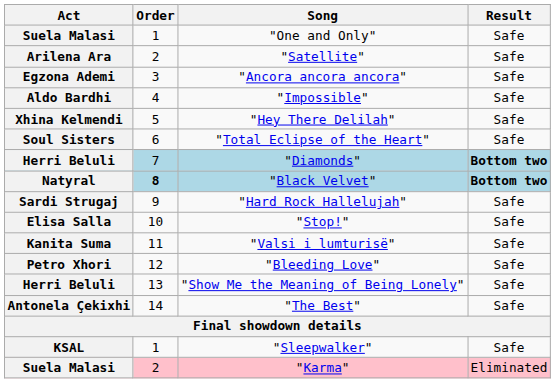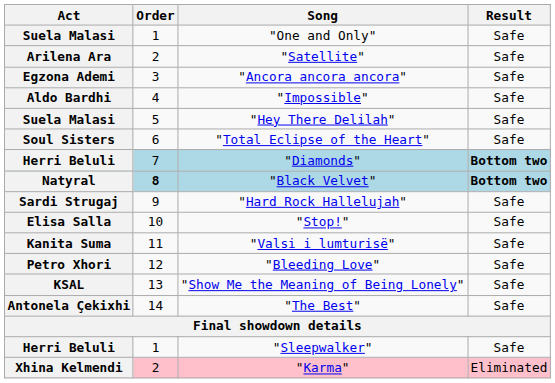(69, 119) Xhina Kelmendi -> (69, 119) Suela Malasi
(69, 285) Herri Beluli -> (69, 285) KSAL
(69, 347) KSAL -> (69, 347) Herri Beluli
(69, 368) Suela Malasi -> (69, 368) Xhina Kelmendi
